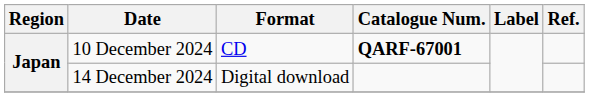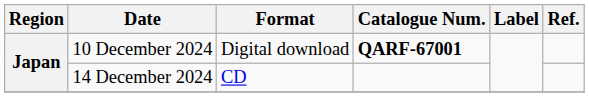(234, 48) CD -> (285, 48) Digital download
(285, 77) Digital download -> (234, 77) CD
